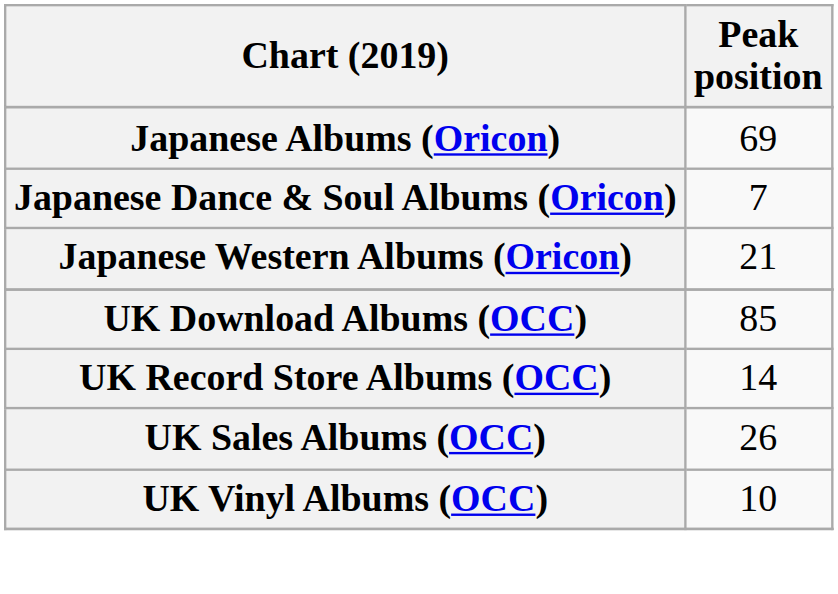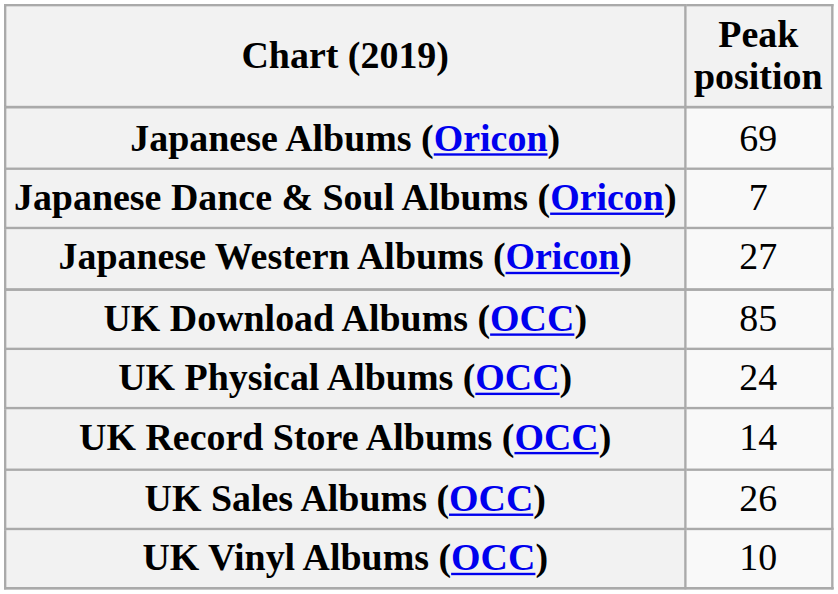(758, 257) 21 -> (758, 257) 27
+ row: (345, 377)
